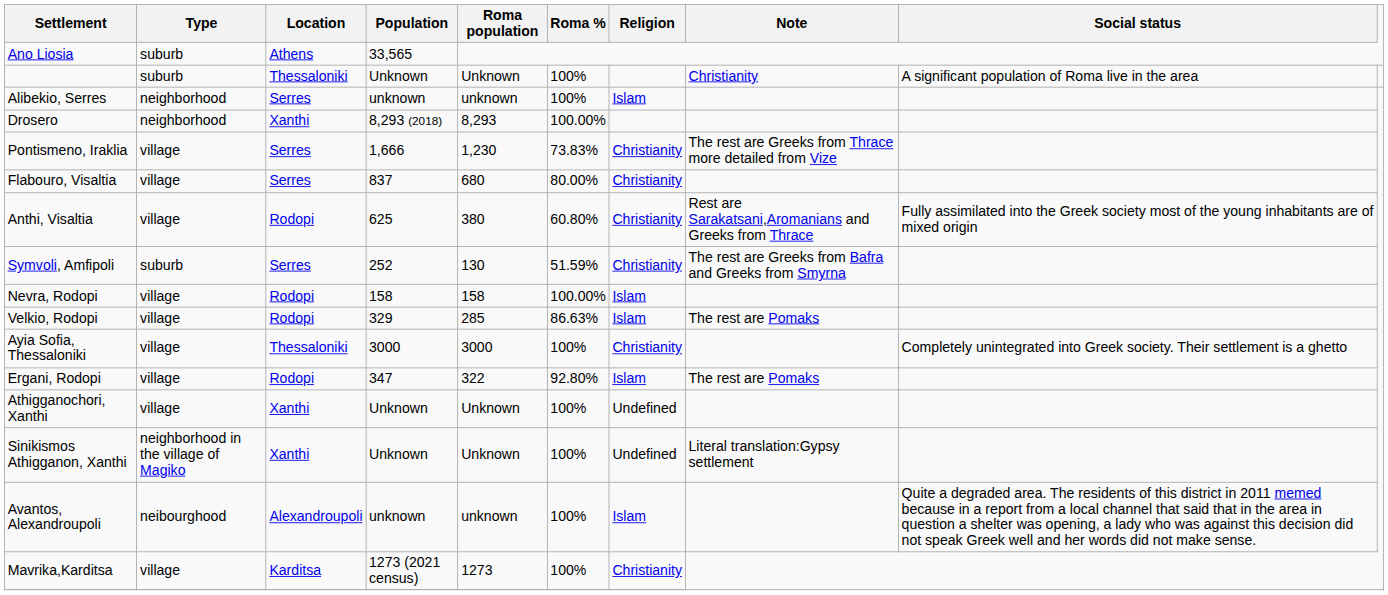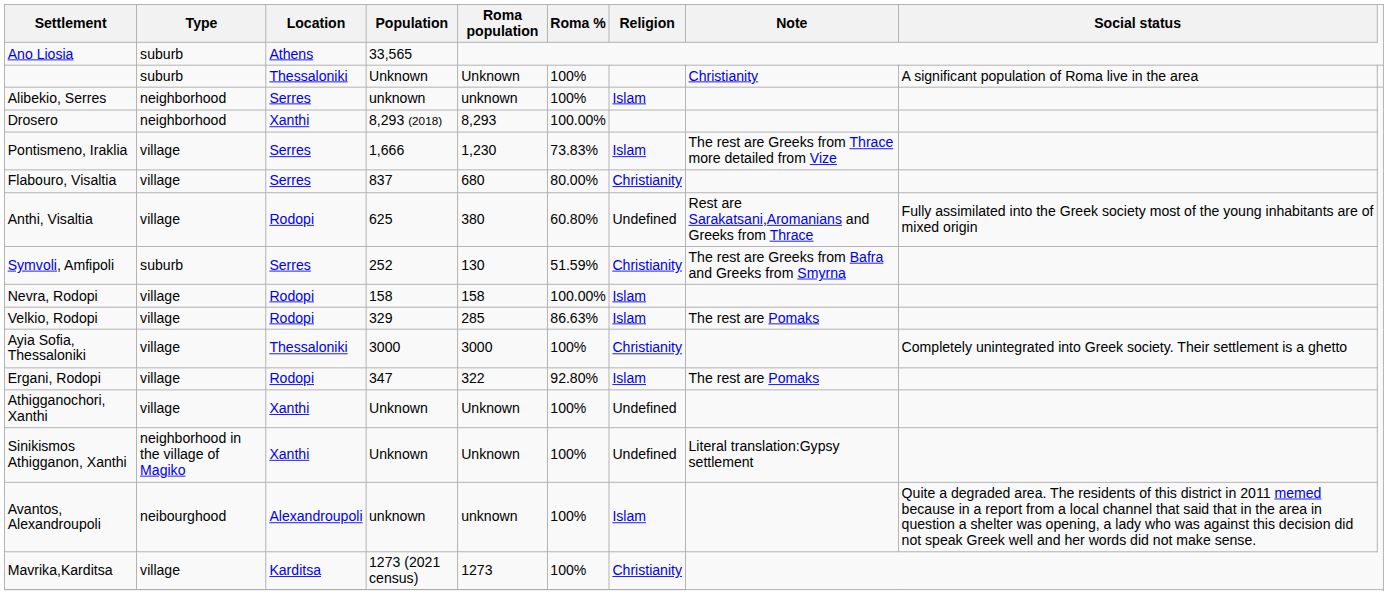(647, 151) Christianity -> (629, 151) Islam
(647, 219) Christianity -> (644, 219) Undefined
